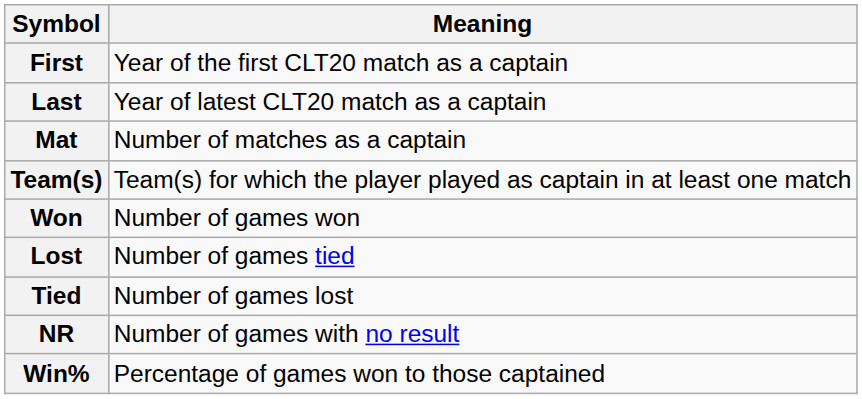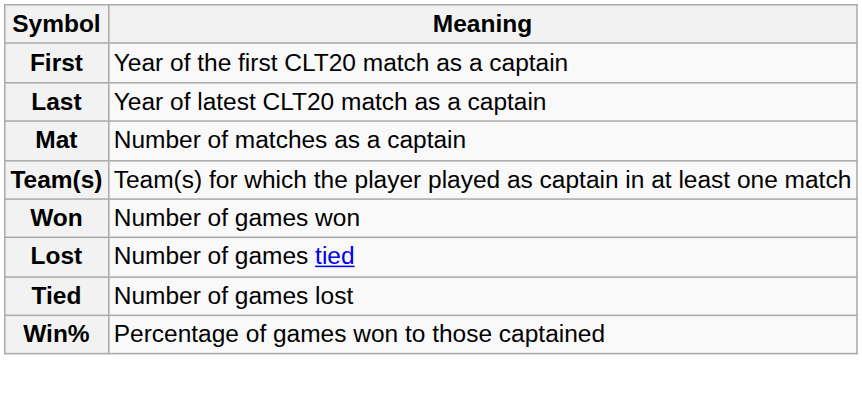- row: (56, 334)
